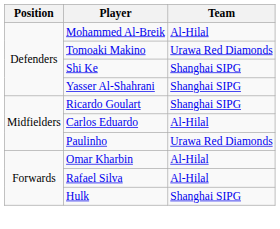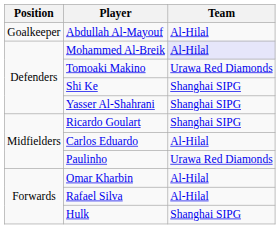+ row: (115, 31)
(189, 31) no background -> (189, 50) lavender background
